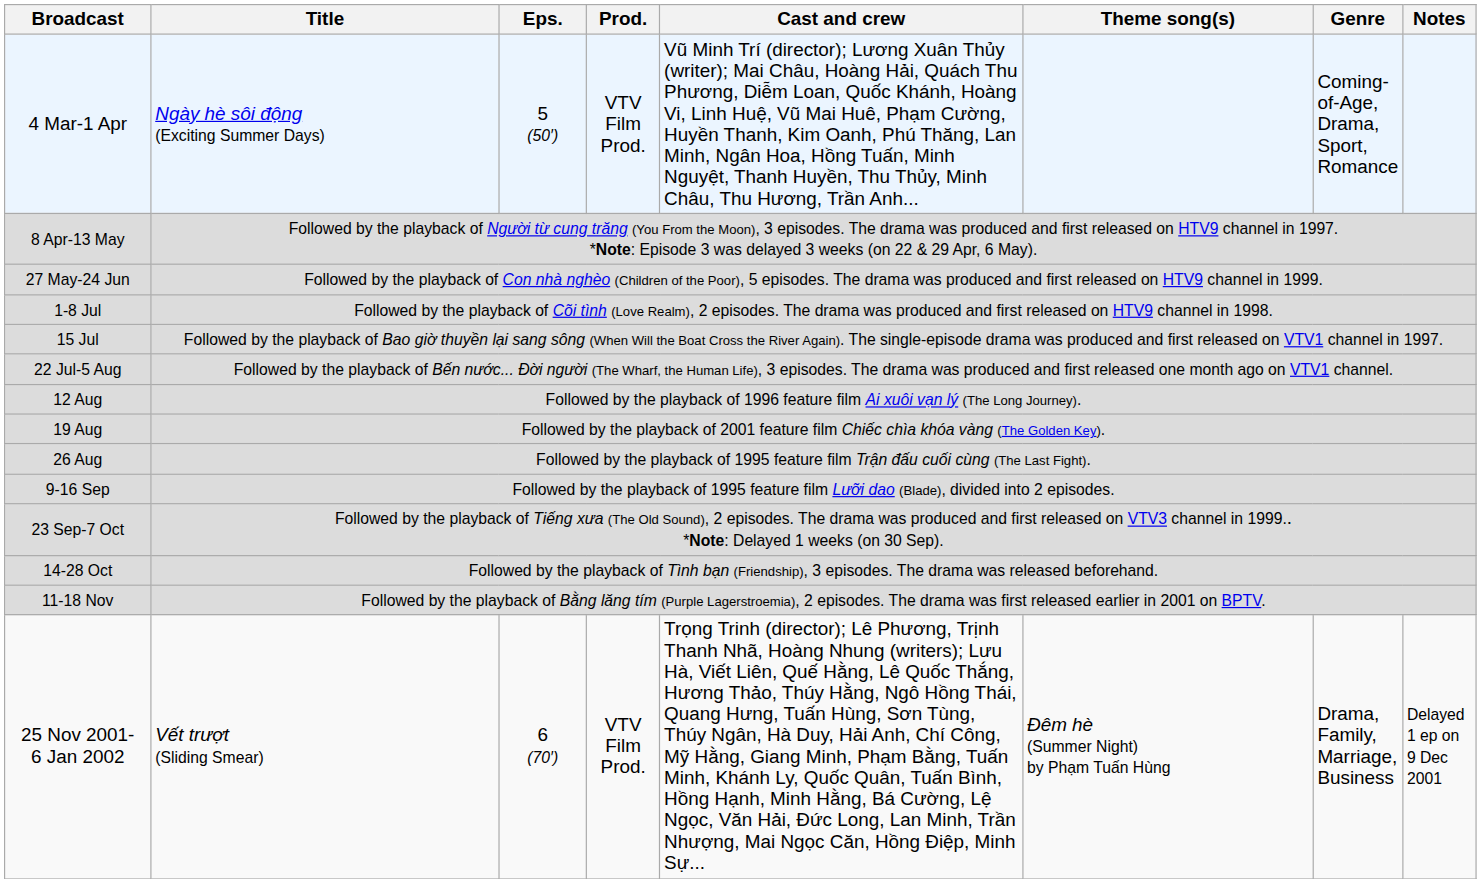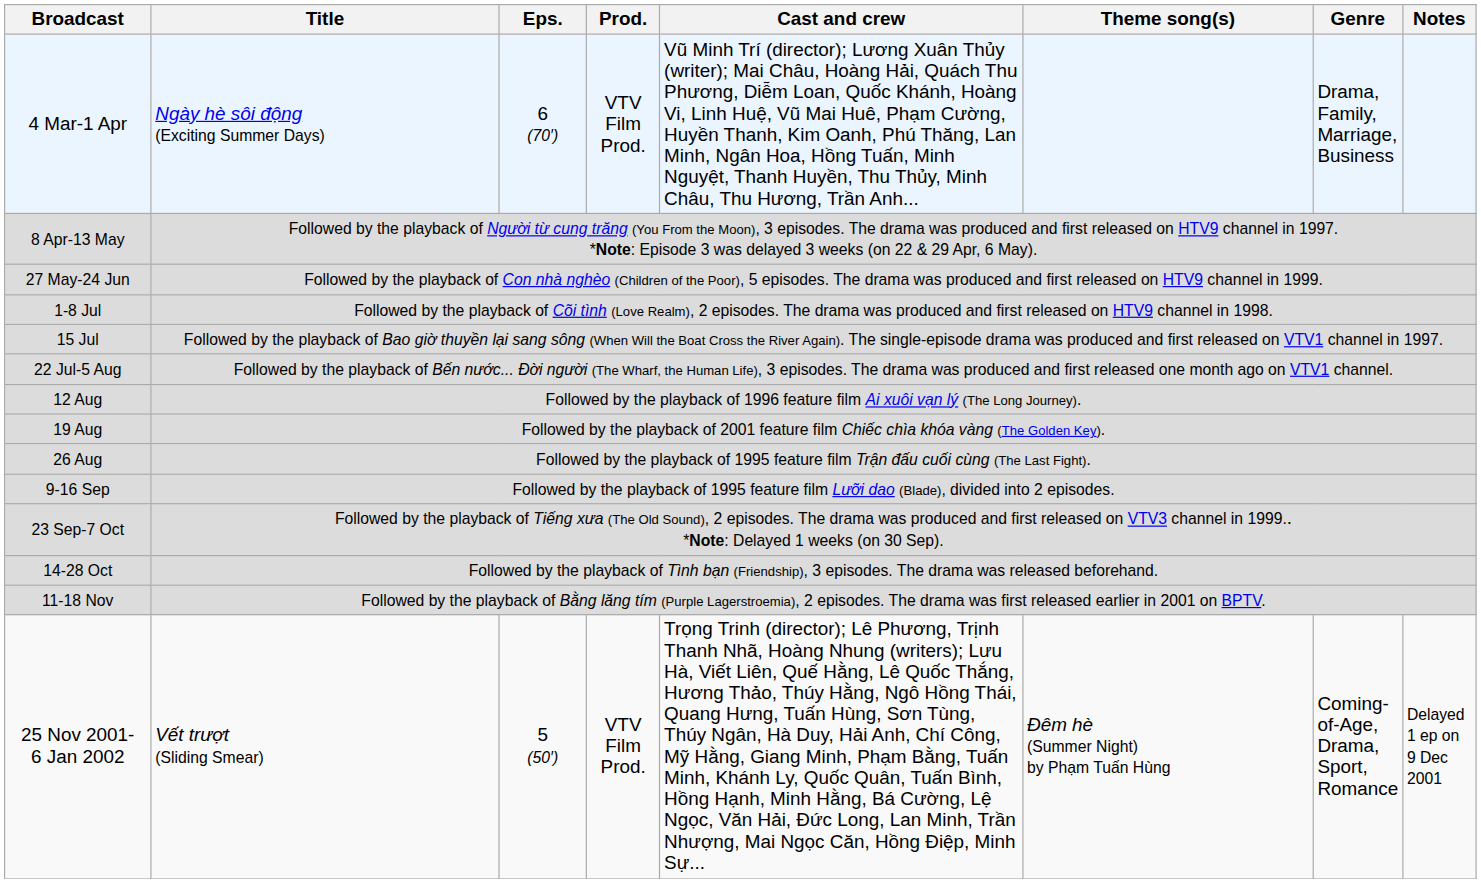(543, 123) 5 (50′) -> (543, 123) 6 (70′)
(1358, 123) Coming-of-Age, Drama, Sport, Romance -> (1357, 123) Drama, Family, Marriage, Business
(543, 746) 6 (70′) -> (543, 746) 5 (50′)
(1357, 746) Drama, Family, Marriage, Business -> (1358, 746) Coming-of-Age, Drama, Sport, Romance
